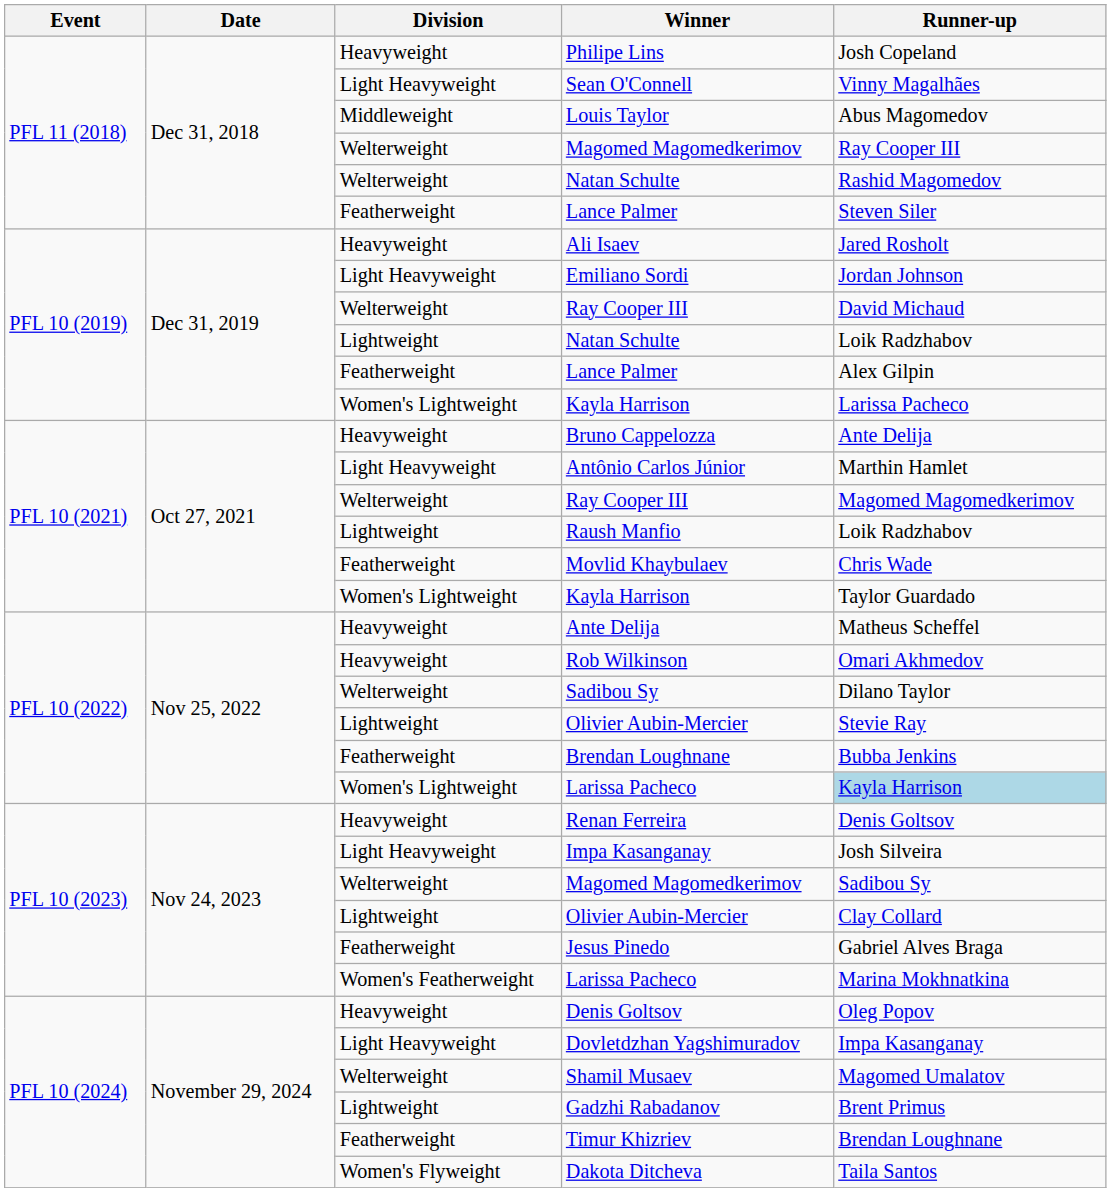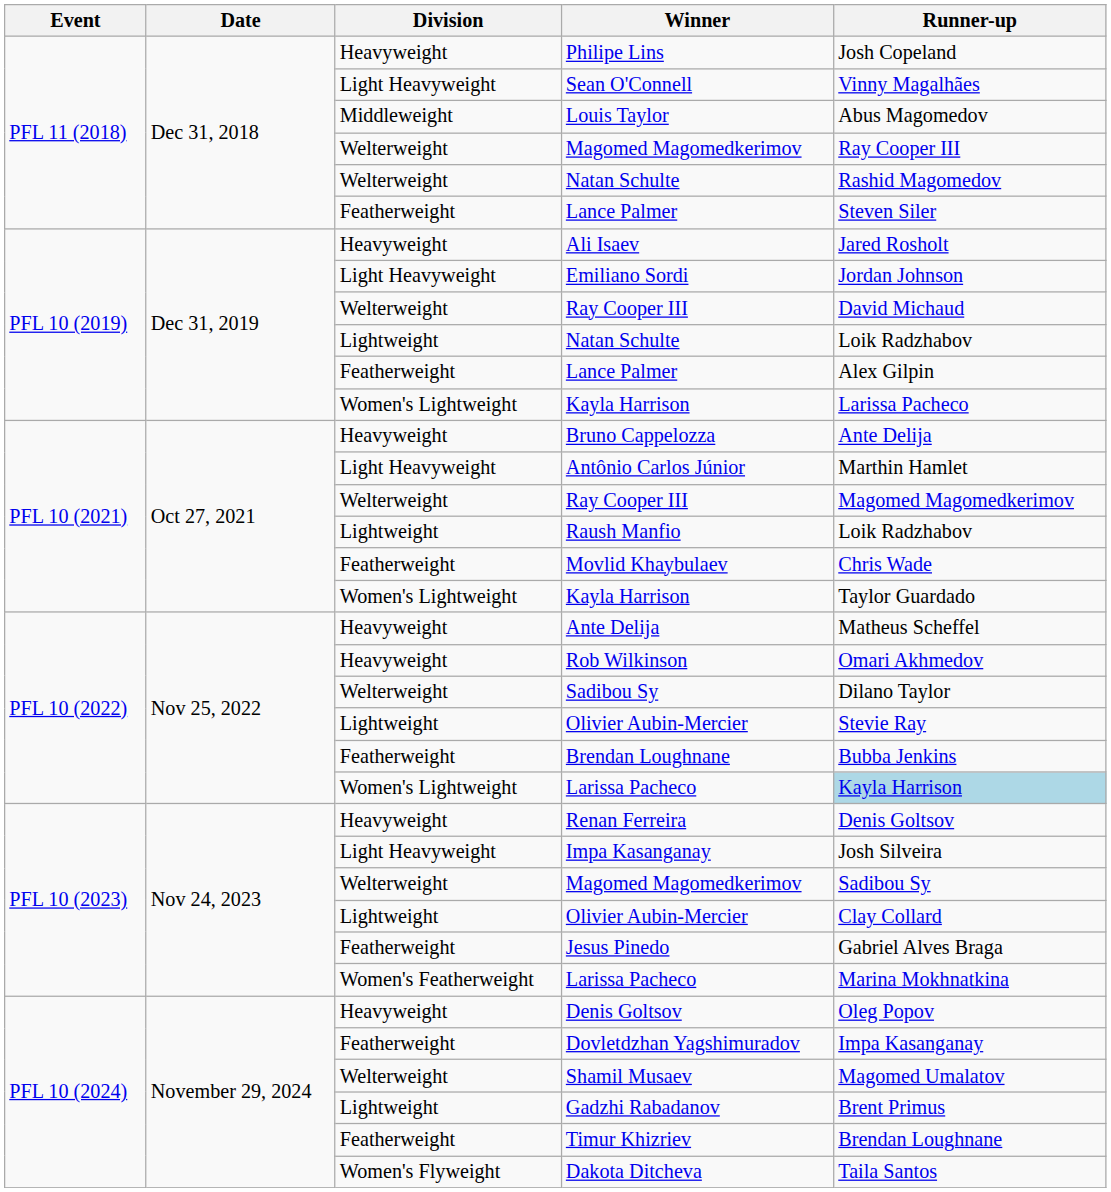(418, 1043) Light Heavyweight -> (397, 1043) Featherweight
